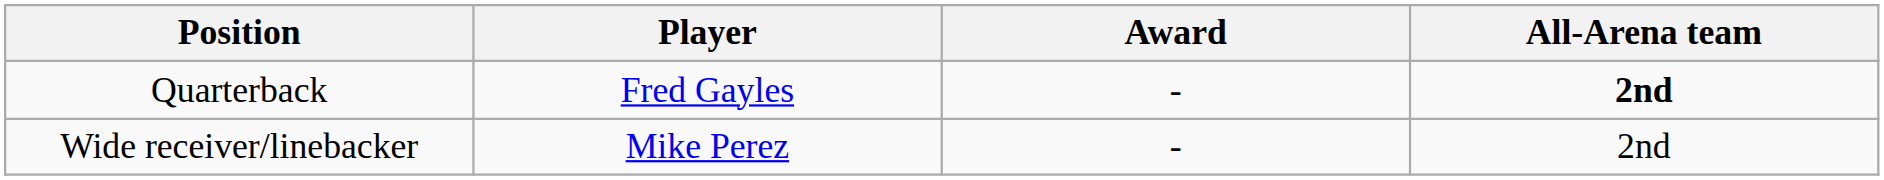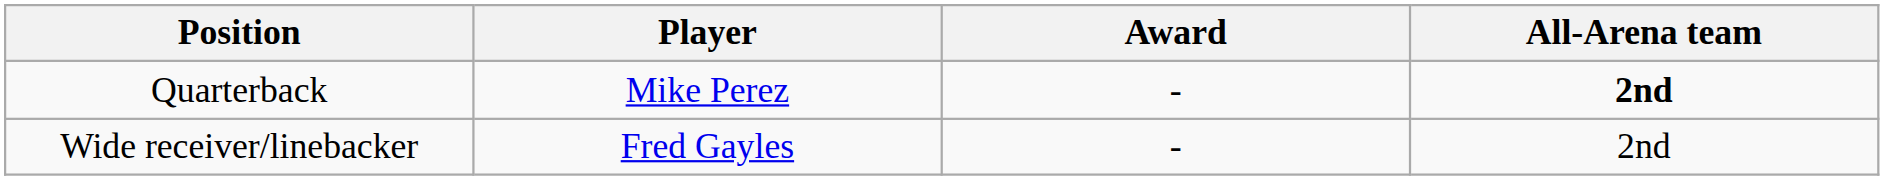(707, 89) Fred Gayles -> (707, 89) Mike Perez
(707, 145) Mike Perez -> (707, 145) Fred Gayles
